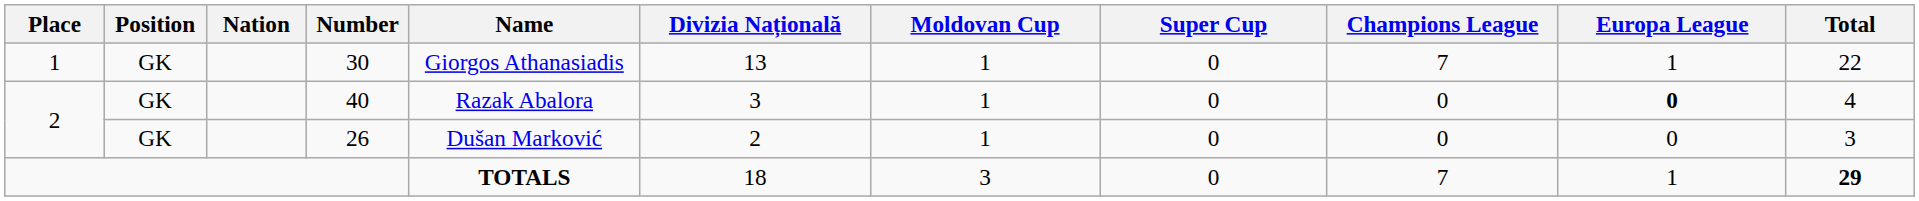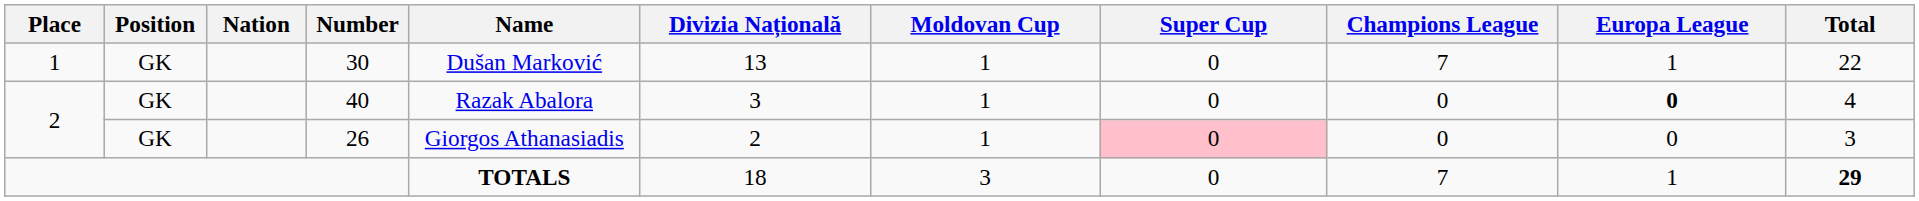(524, 62) Giorgos Athanasiadis -> (524, 62) Dušan Marković
(524, 138) Dušan Marković -> (524, 138) Giorgos Athanasiadis
(1214, 138) no background -> (1214, 138) pink background
